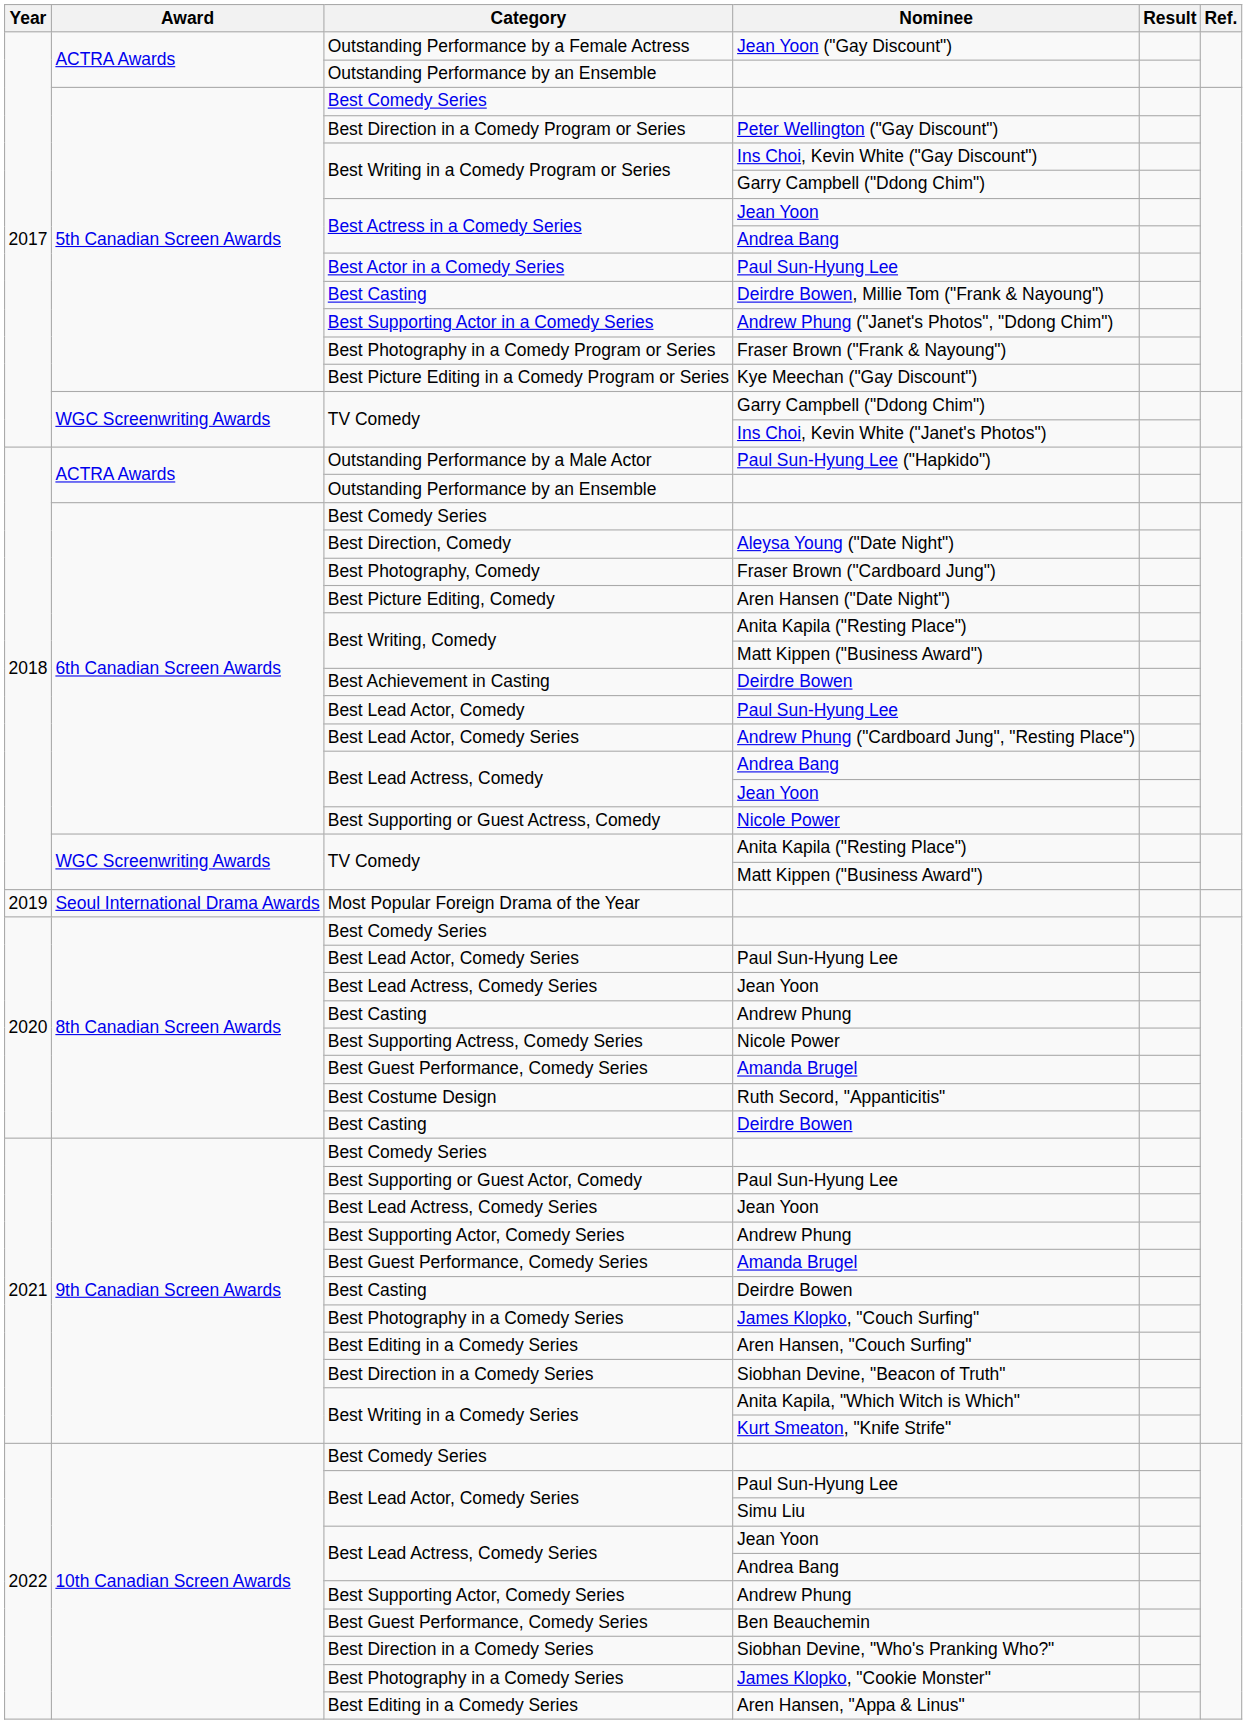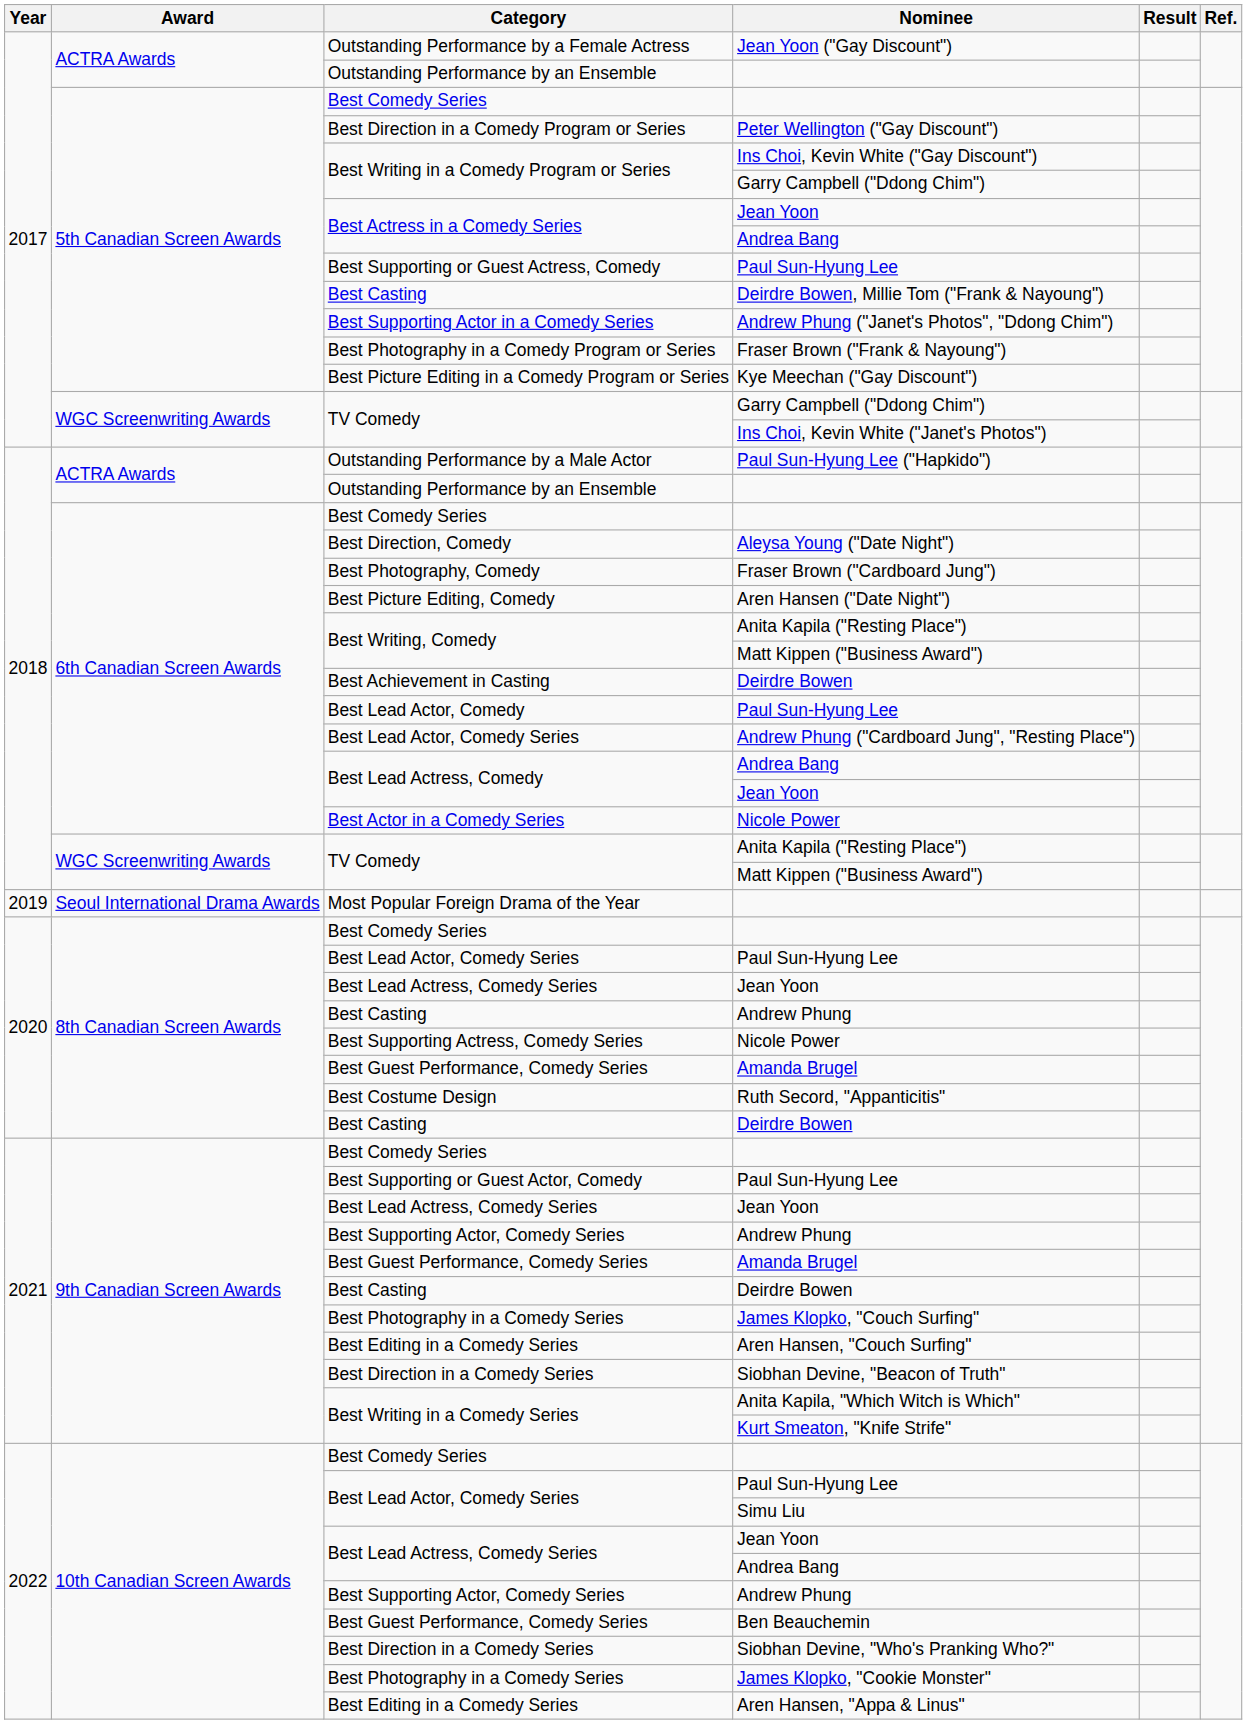(446, 267) Best Actor in a Comedy Series -> (494, 267) Best Supporting or Guest Actress, Comedy
(494, 820) Best Supporting or Guest Actress, Comedy -> (446, 820) Best Actor in a Comedy Series
